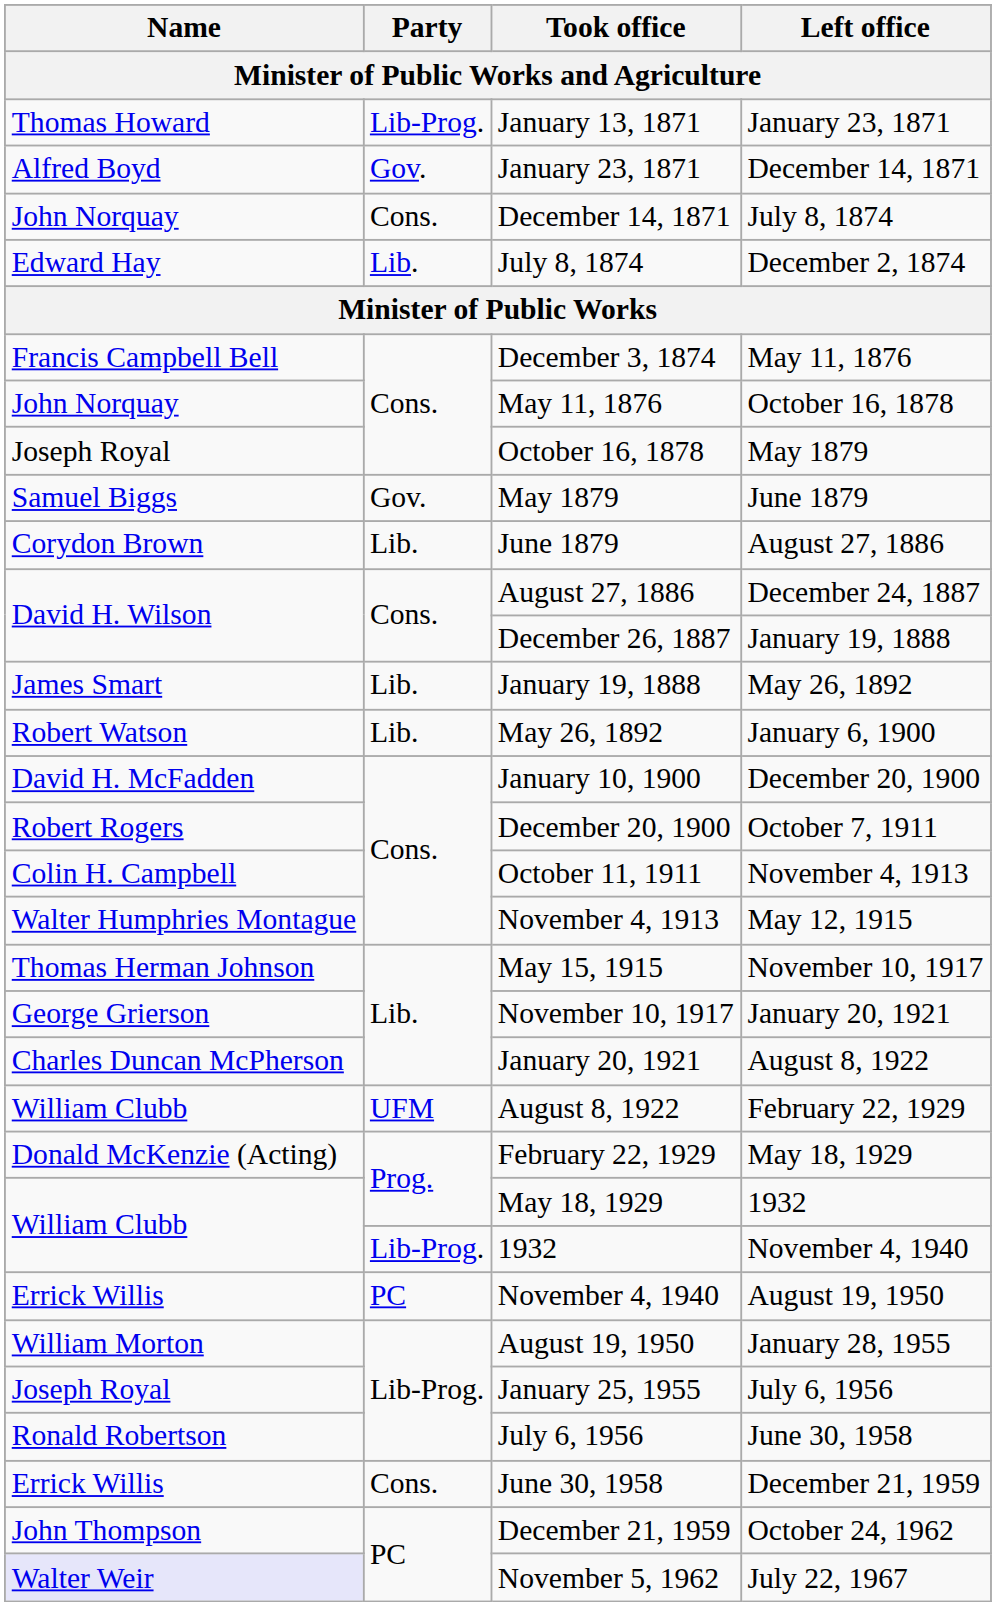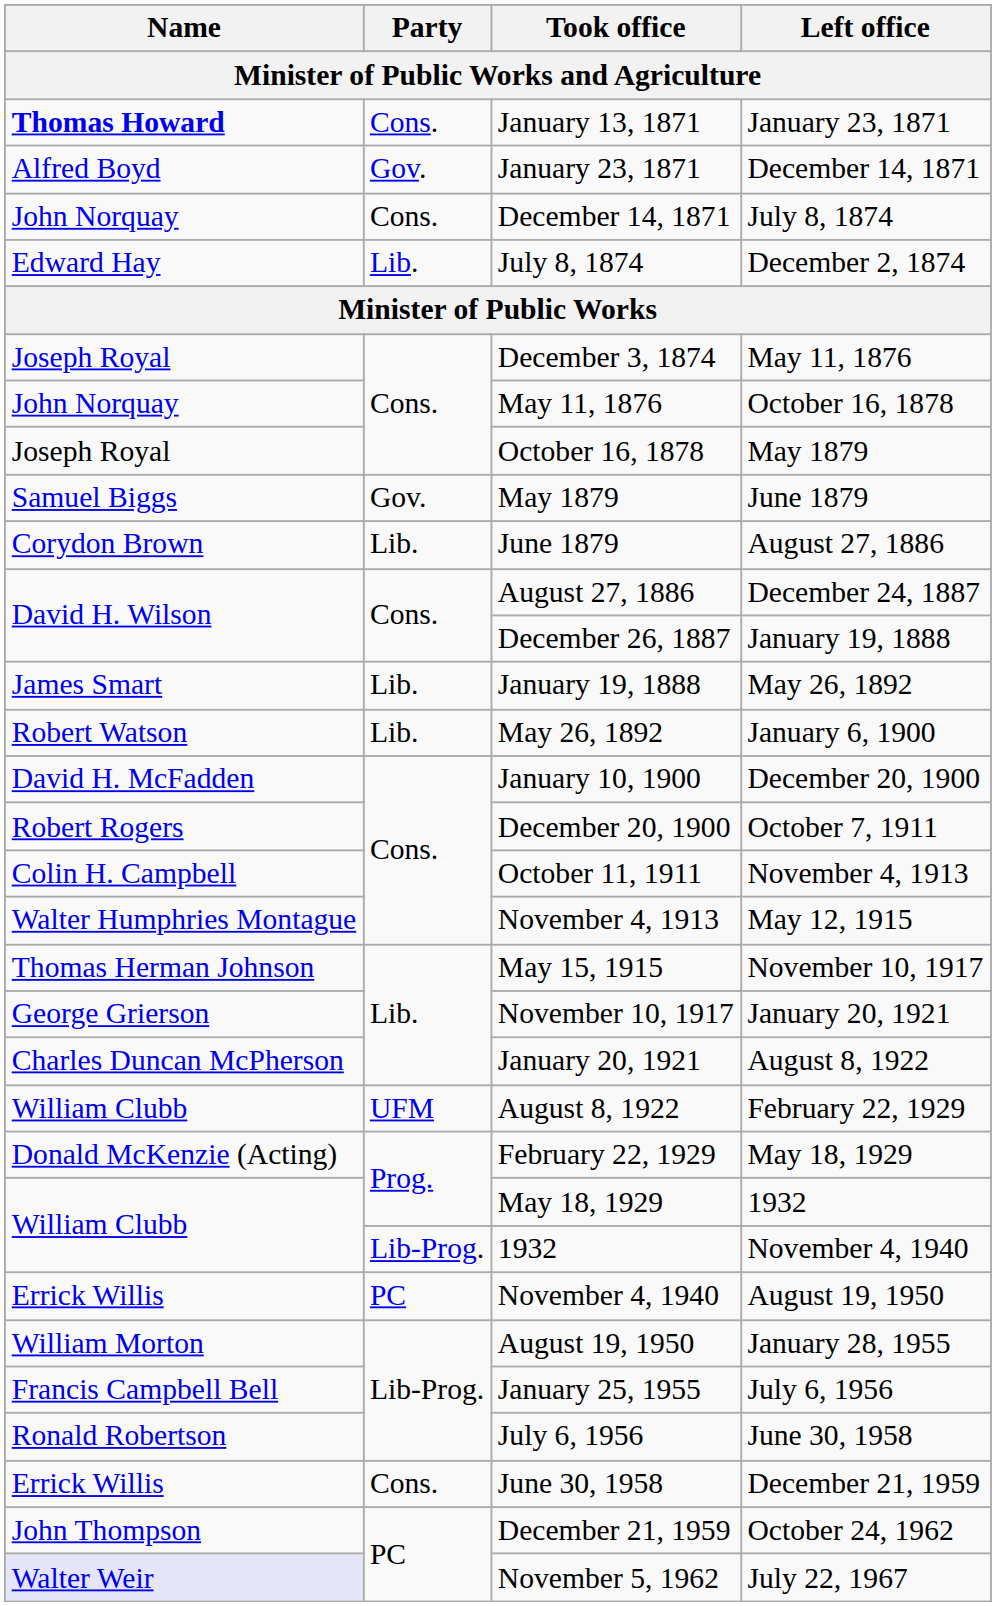(111, 121) normal -> (118, 121) bold
(427, 121) Lib-Prog. -> (404, 121) Cons.
(145, 356) Francis Campbell Bell -> (91, 356) Joseph Royal
(91, 1389) Joseph Royal -> (145, 1389) Francis Campbell Bell
